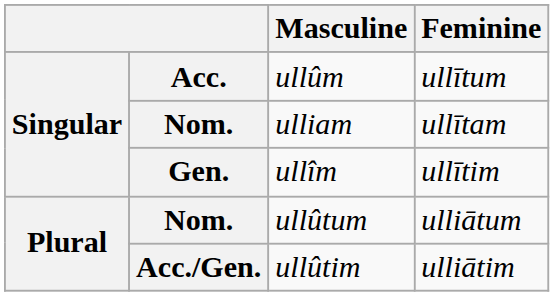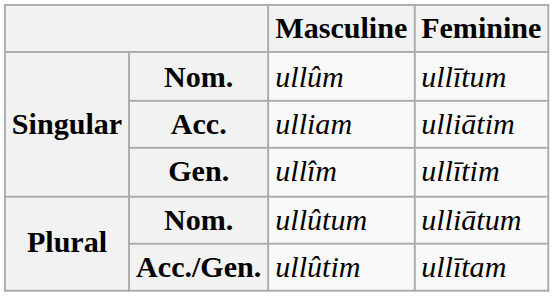(199, 76) Acc. -> (199, 76) Nom.
(199, 123) Nom. -> (199, 123) Acc.
(464, 123) ullītam -> (468, 123) ulliātim
(468, 266) ulliātim -> (464, 266) ullītam
